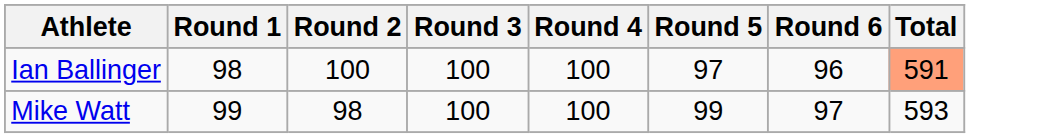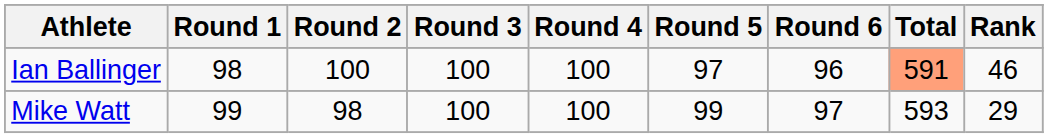+ column: (1003, 27)
